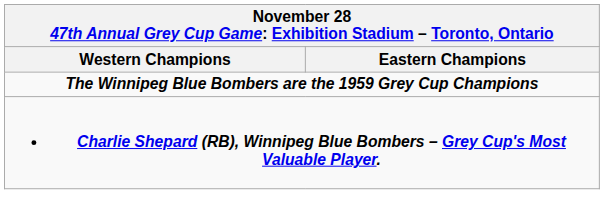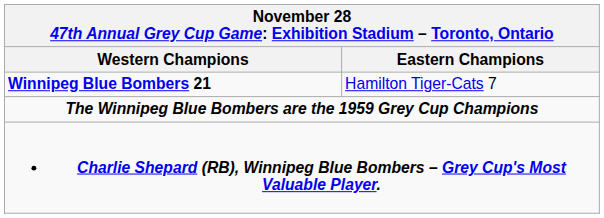+ row: (110, 84)
